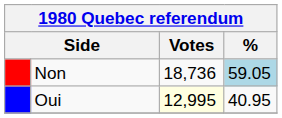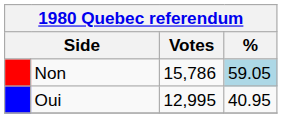(190, 73) 18,736 -> (190, 73) 15,786
(190, 100) lightyellow background -> (190, 100) no background
